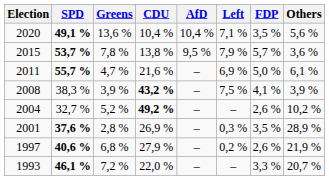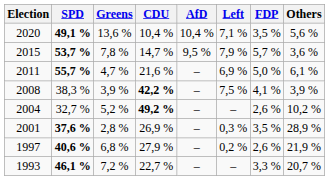(156, 52) 13,8 % -> (156, 52) 14,7 %
(156, 90) 43,2 % -> (156, 90) 42,2 %
(156, 166) 22,0 % -> (156, 166) 22,7 %
